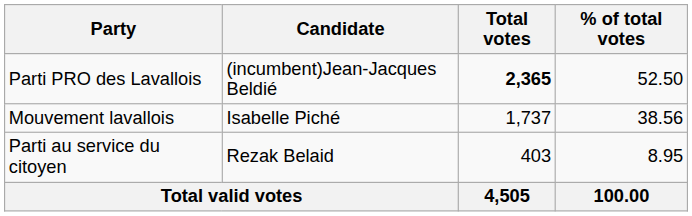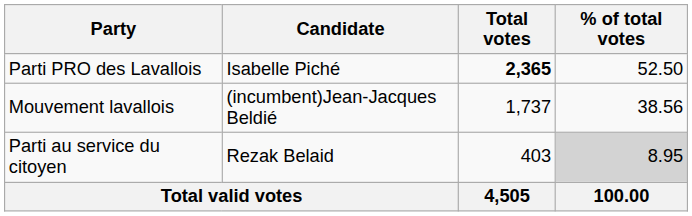(331, 78) (incumbent)Jean-Jacques Beldié -> (283, 68) Isabelle Piché
(283, 117) Isabelle Piché -> (331, 107) (incumbent)Jean-Jacques Beldié
(665, 157) no background -> (665, 157) lightgrey background
